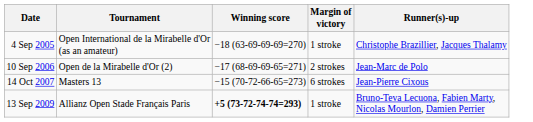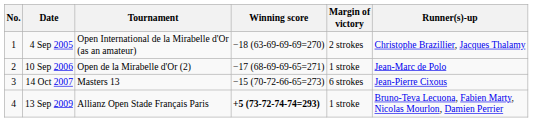+ column: (14, 18)
(326, 45) 1 stroke -> (346, 45) 2 strokes
(327, 66) 2 strokes -> (344, 66) 1 stroke
